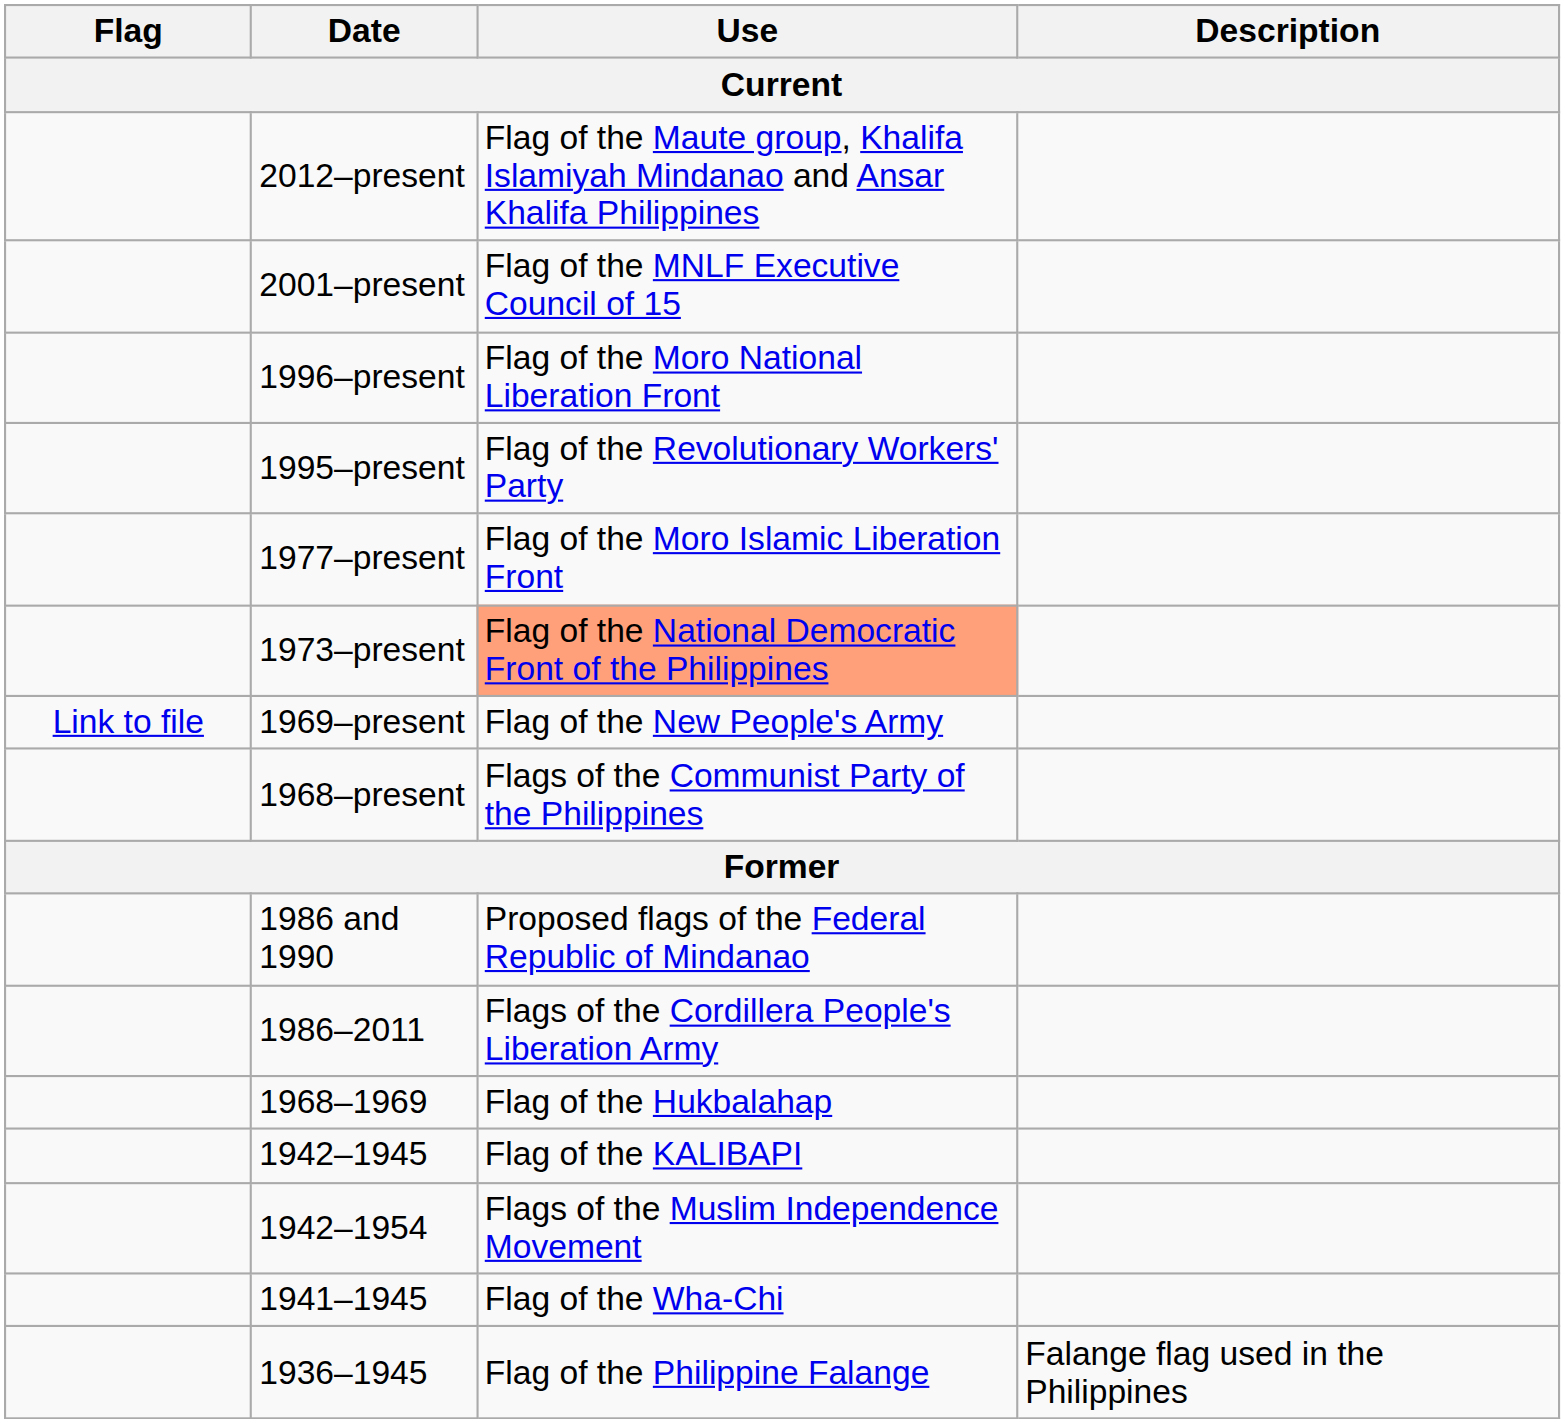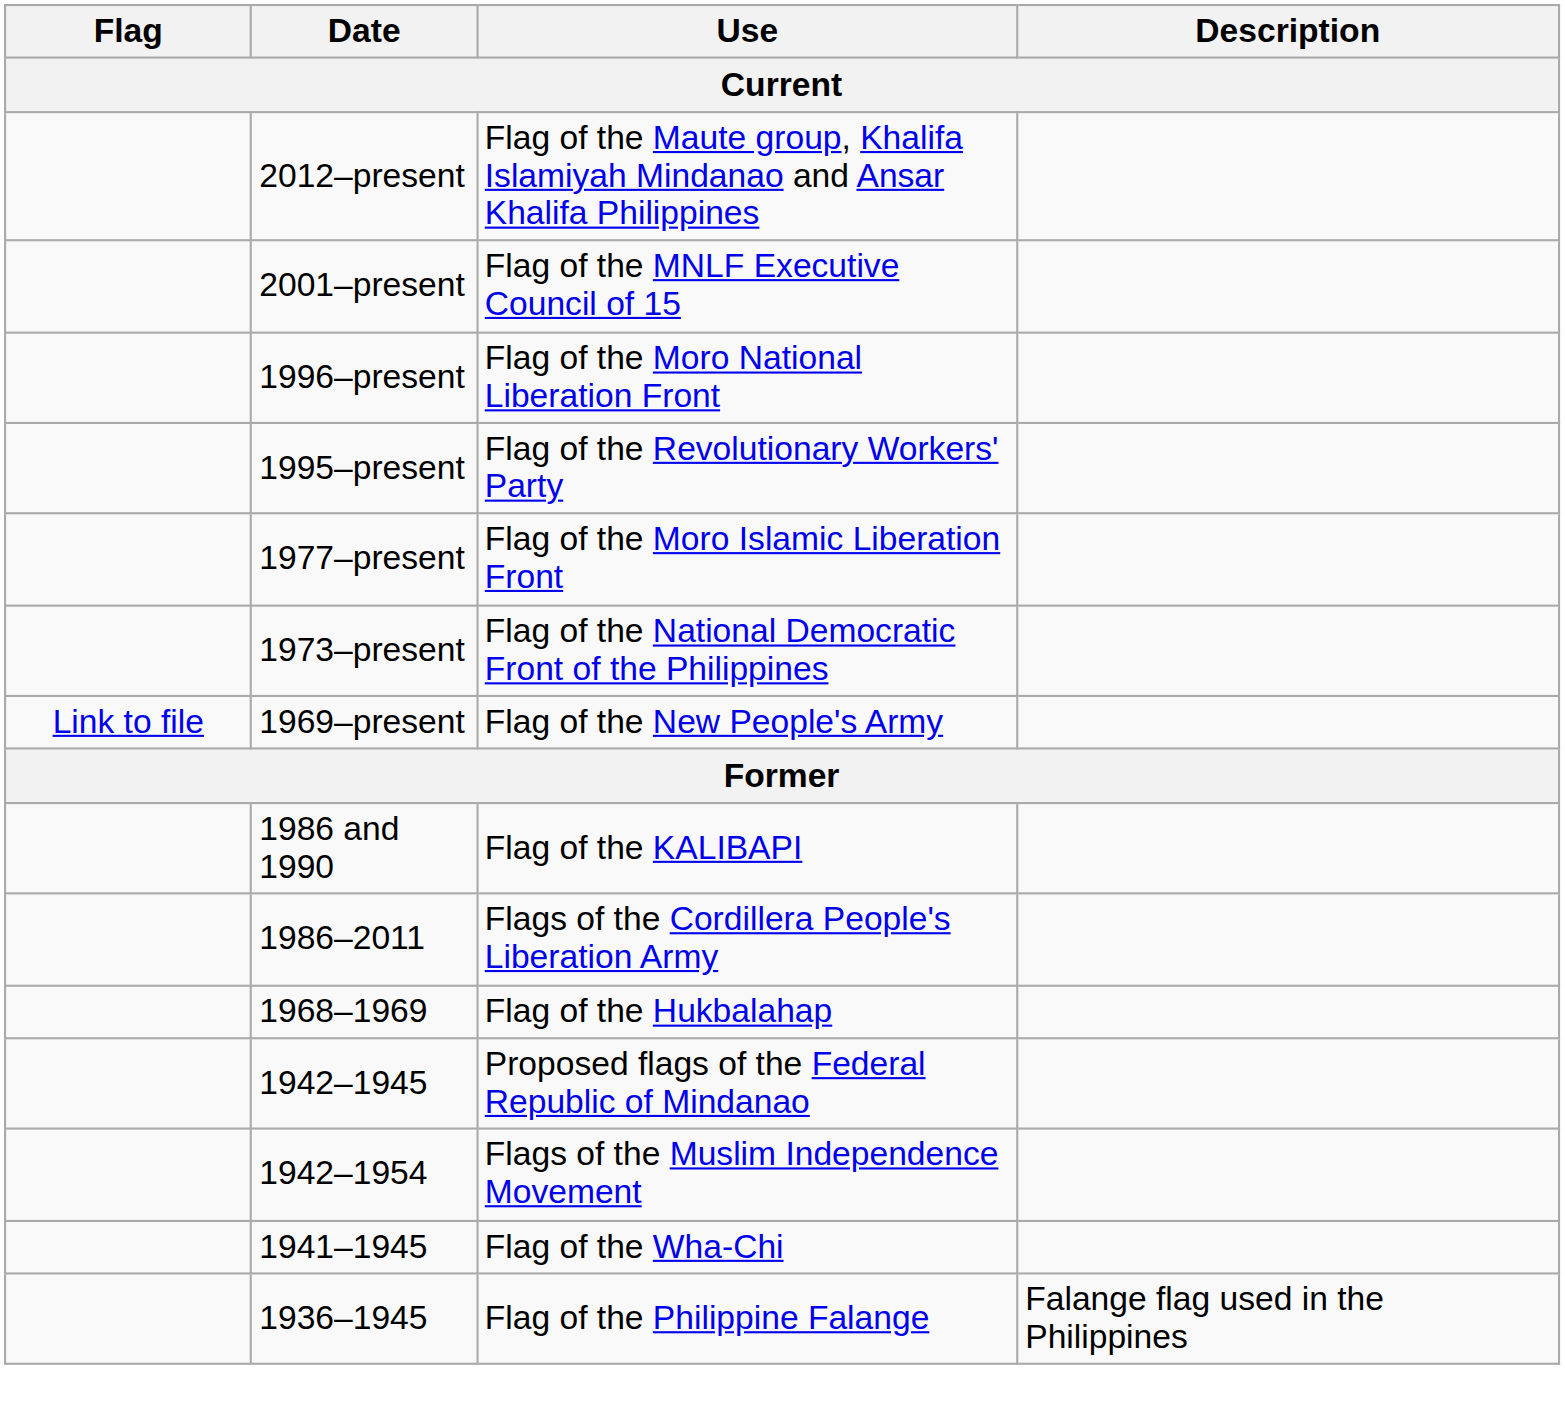(720, 649) lightsalmon background -> (720, 649) no background
- row: (362, 794)
(705, 938) Proposed flags of the Federal Republic of Mindanao -> (644, 847) Flag of the KALIBAPI
(644, 1155) Flag of the KALIBAPI -> (705, 1082) Proposed flags of the Federal Republic of Mindanao
